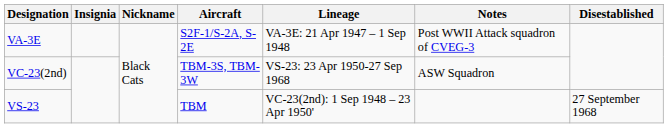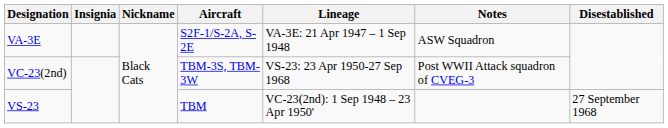(486, 40) Post WWII Attack squadron of CVEG-3 -> (456, 40) ASW Squadron
(456, 73) ASW Squadron -> (486, 73) Post WWII Attack squadron of CVEG-3
